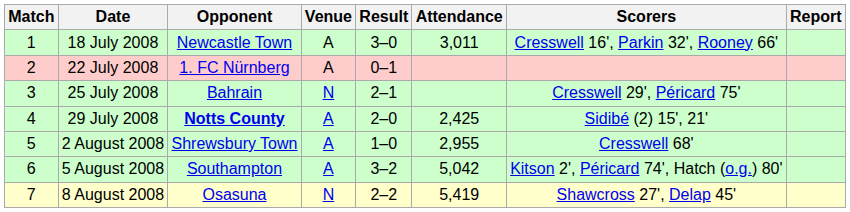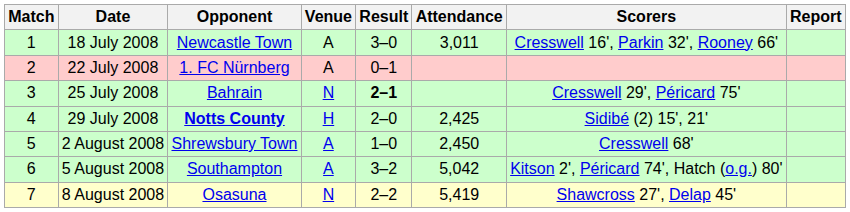(384, 93) normal -> (384, 93) bold
(328, 118) A -> (328, 118) H
(459, 144) 2,955 -> (459, 144) 2,450
